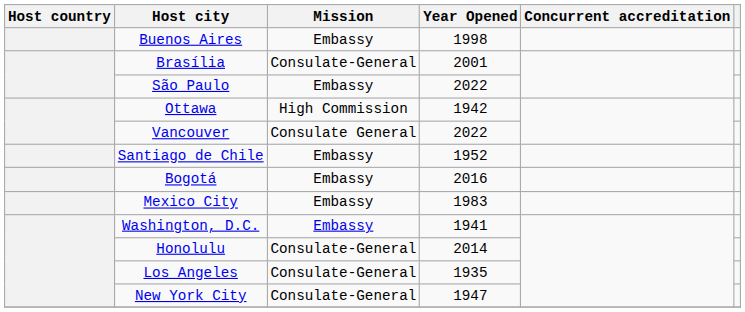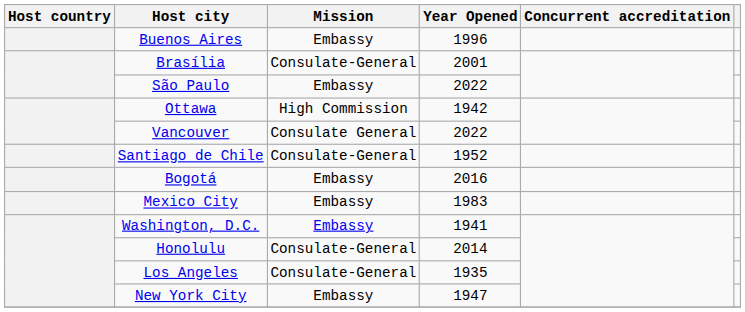(470, 40) 1998 -> (470, 40) 1996
(343, 156) Embassy -> (343, 156) Consulate-General
(343, 296) Consulate-General -> (343, 296) Embassy
